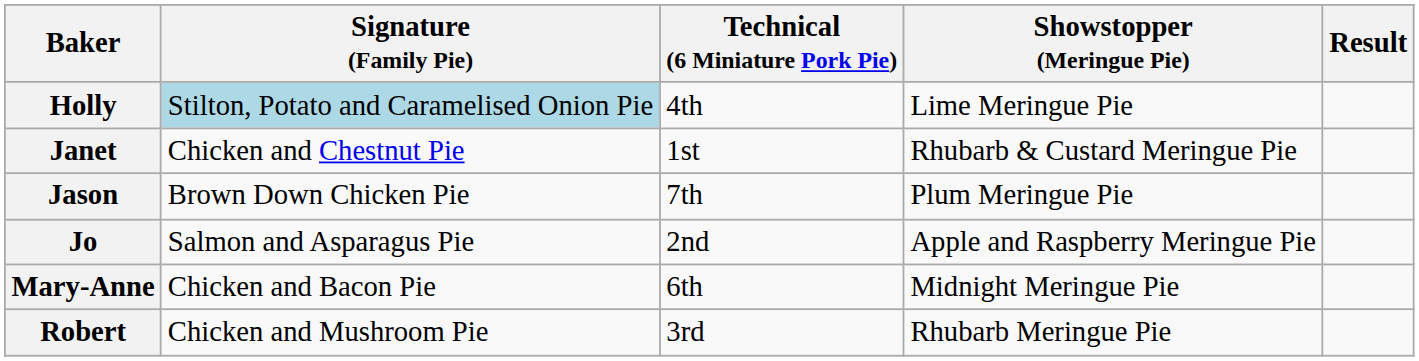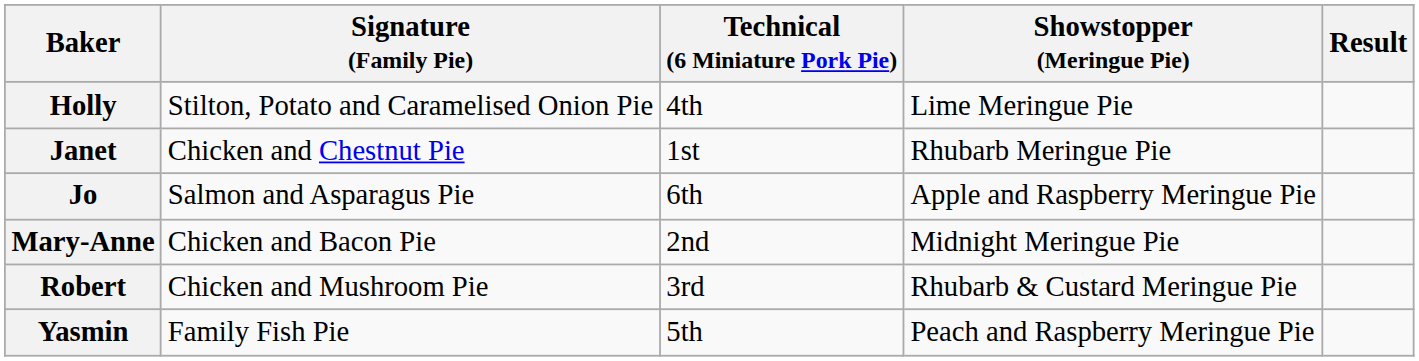(410, 104) lightblue background -> (410, 104) no background
(1104, 150) Rhubarb & Custard Meringue Pie -> (1041, 150) Rhubarb Meringue Pie
- row: (83, 195)
(688, 241) 2nd -> (685, 195) 6th
(685, 286) 6th -> (688, 241) 2nd
(1041, 331) Rhubarb Meringue Pie -> (1104, 286) Rhubarb & Custard Meringue Pie
+ row: (83, 331)
